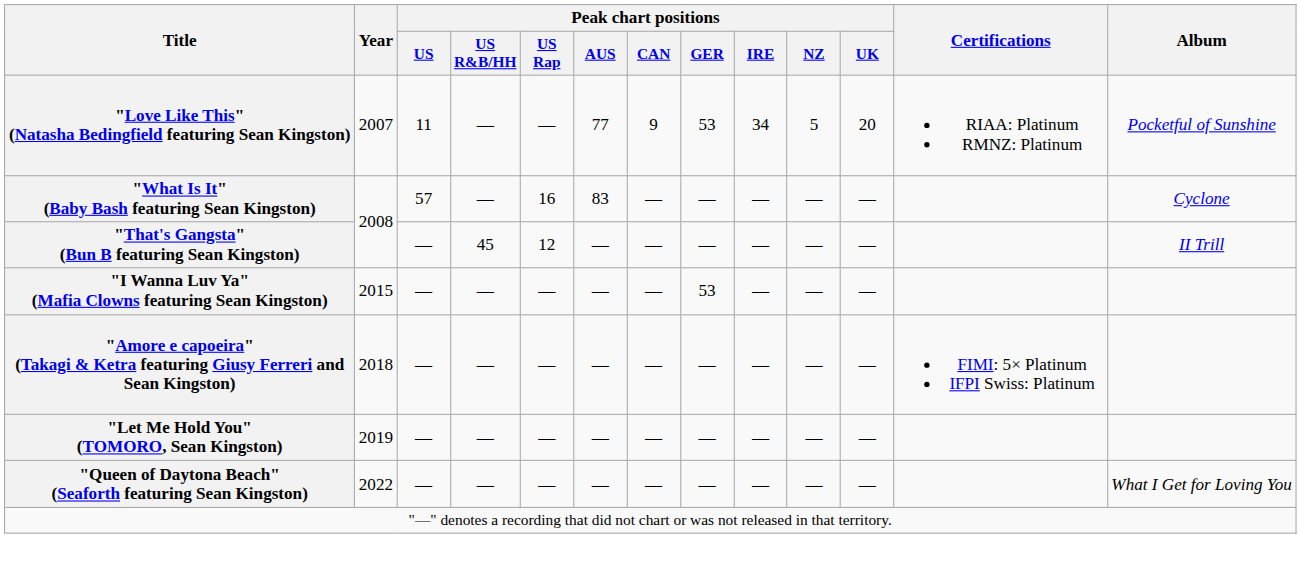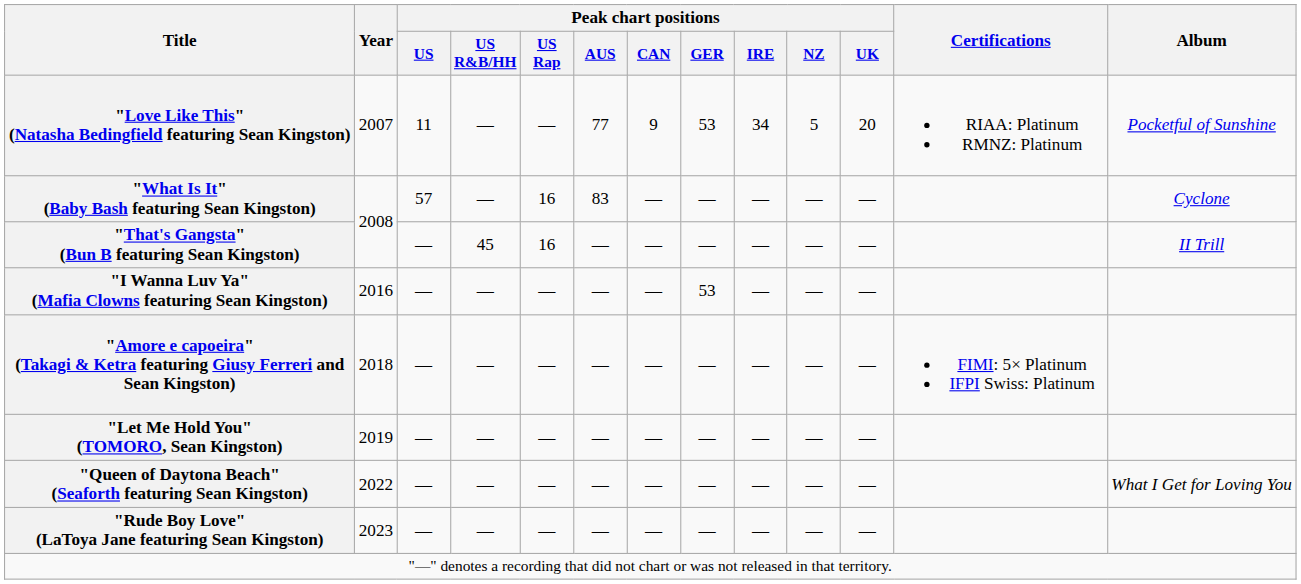(547, 244) 12 -> (547, 244) 16
(376, 291) 2015 -> (376, 291) 2016
+ row: (180, 530)
